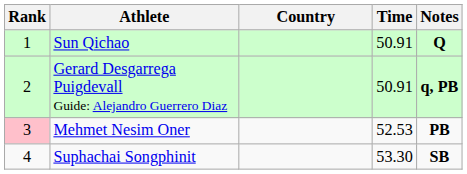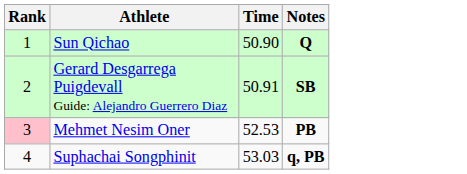- column: (306, 17)
(395, 42) 50.91 -> (261, 42) 50.90
(439, 86) q, PB -> (306, 86) SB
(395, 156) 53.30 -> (261, 156) 53.03
(439, 156) SB -> (306, 156) q, PB
